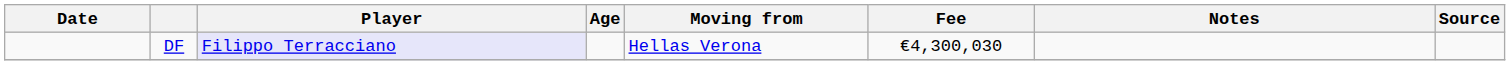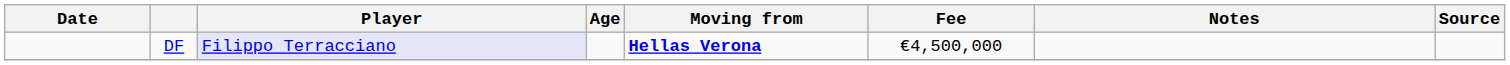(695, 46) normal -> (695, 46) bold
(951, 46) €4,300,030 -> (951, 46) €4,500,000
